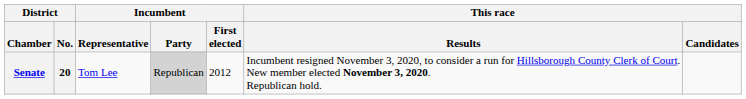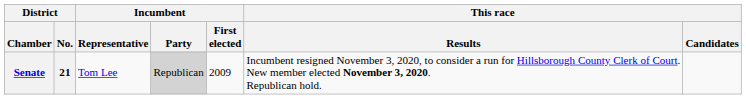(65, 73) 20 -> (65, 73) 21
(220, 73) 2012 -> (220, 73) 2009
